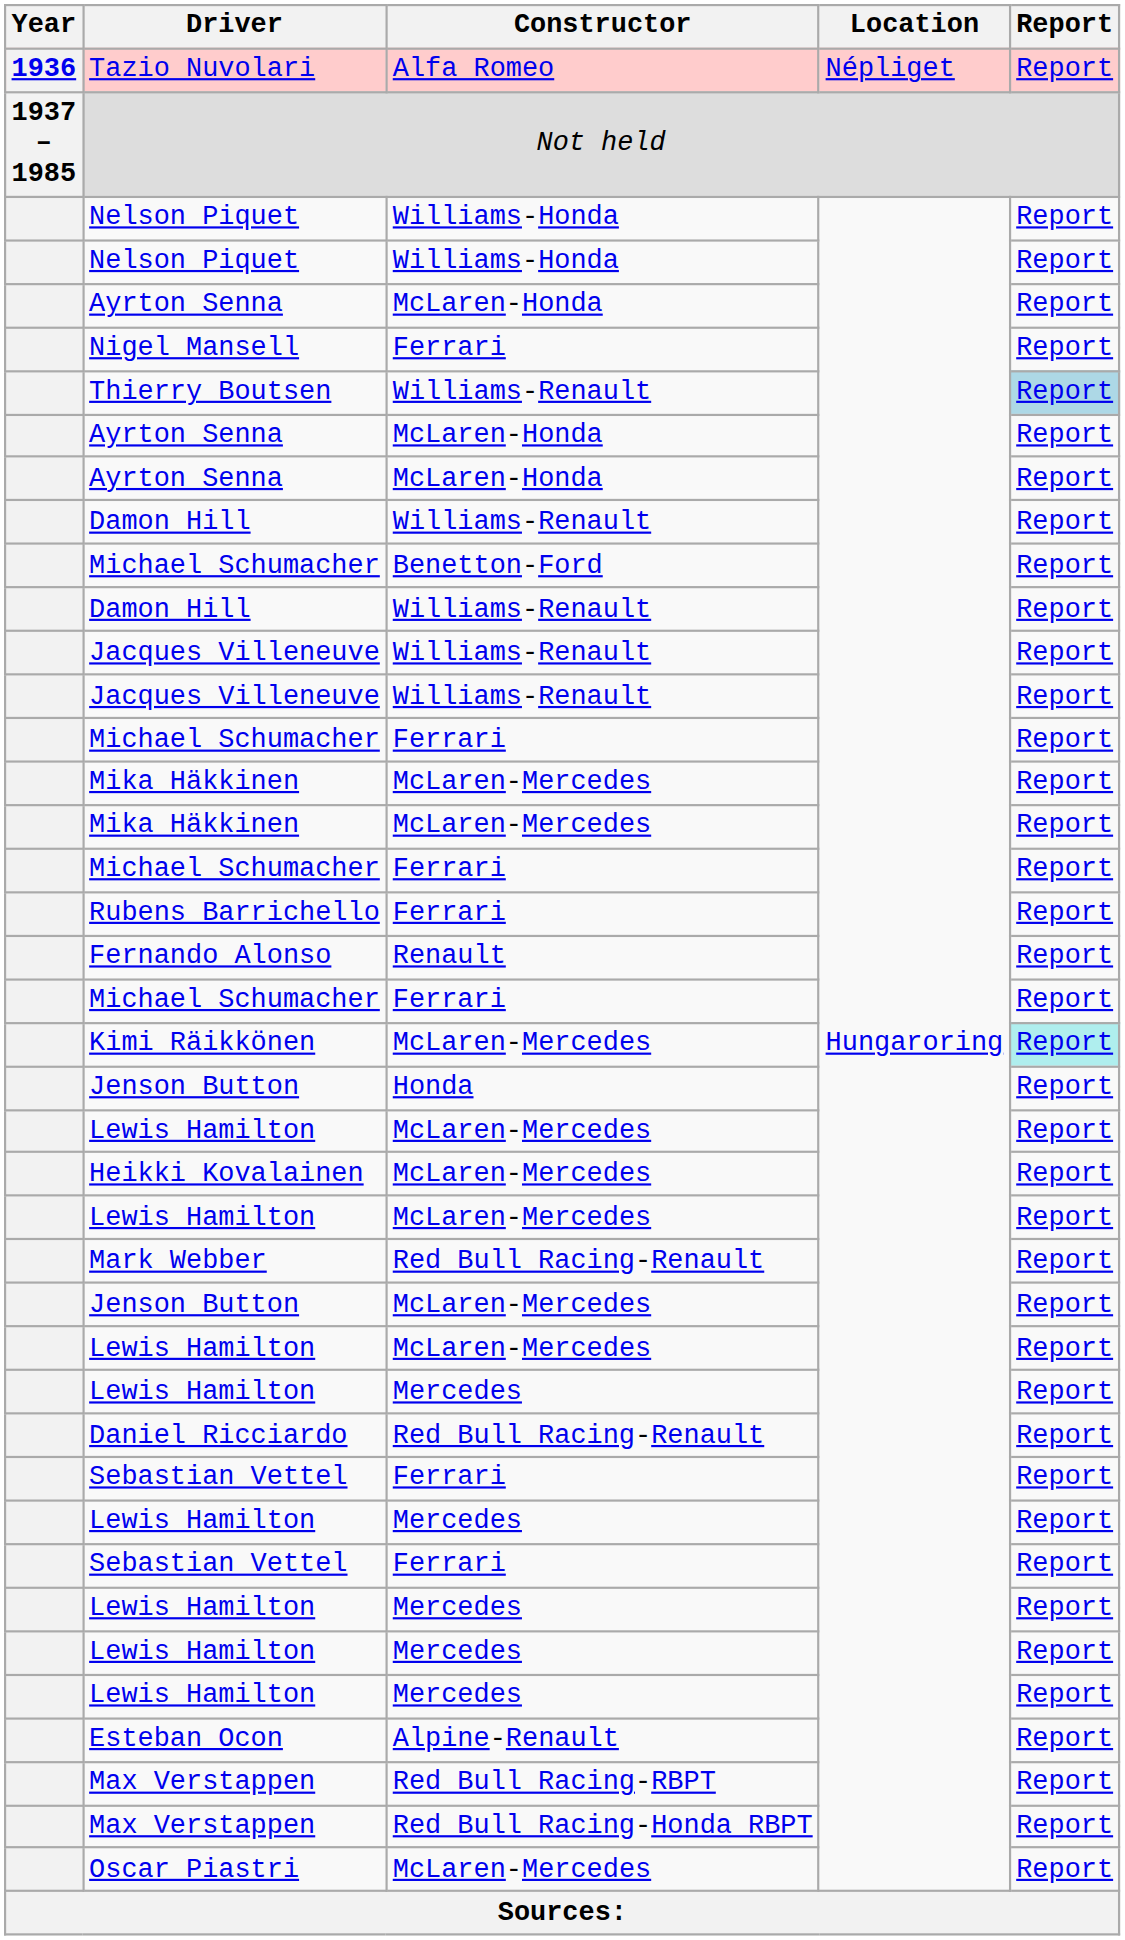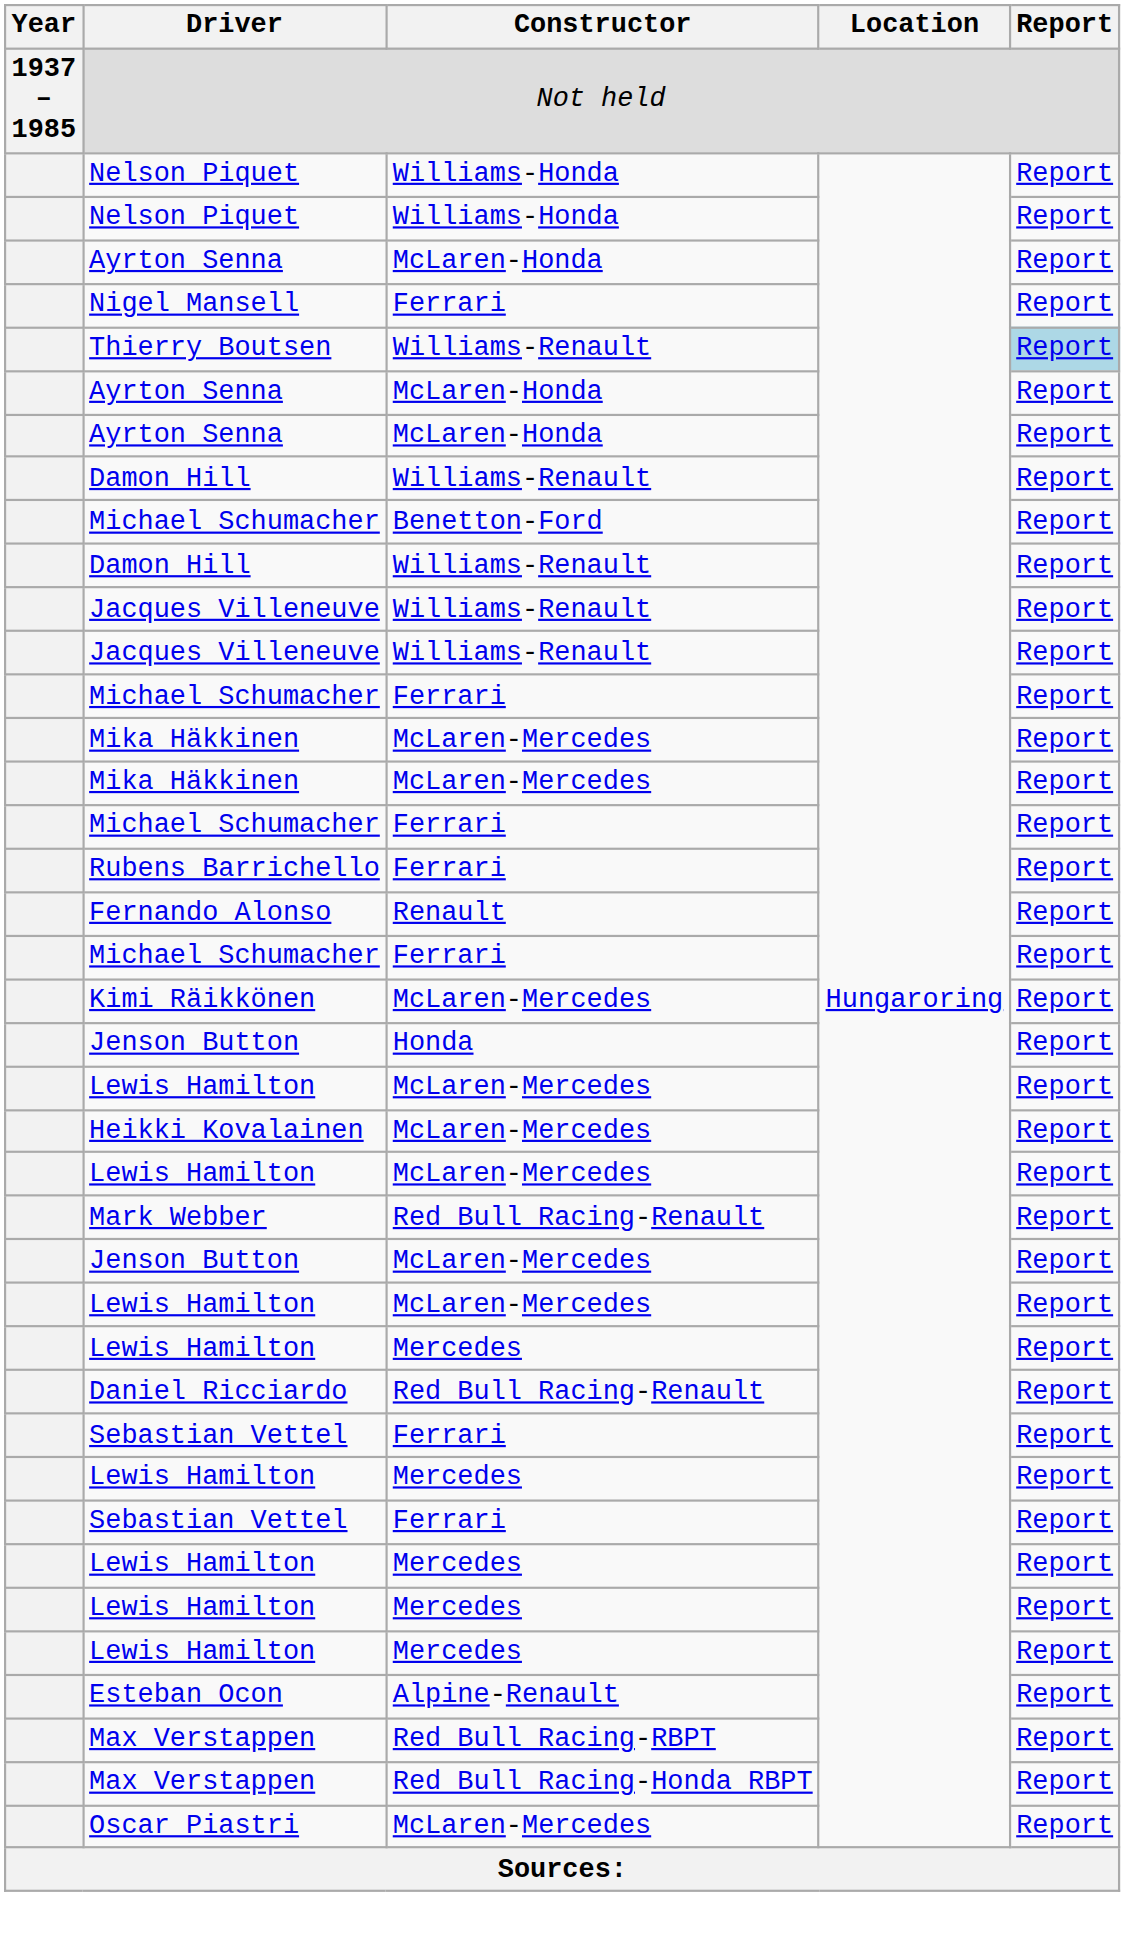- row: (202, 71)
(1065, 1044) paleturquoise background -> (1065, 1001) no background
